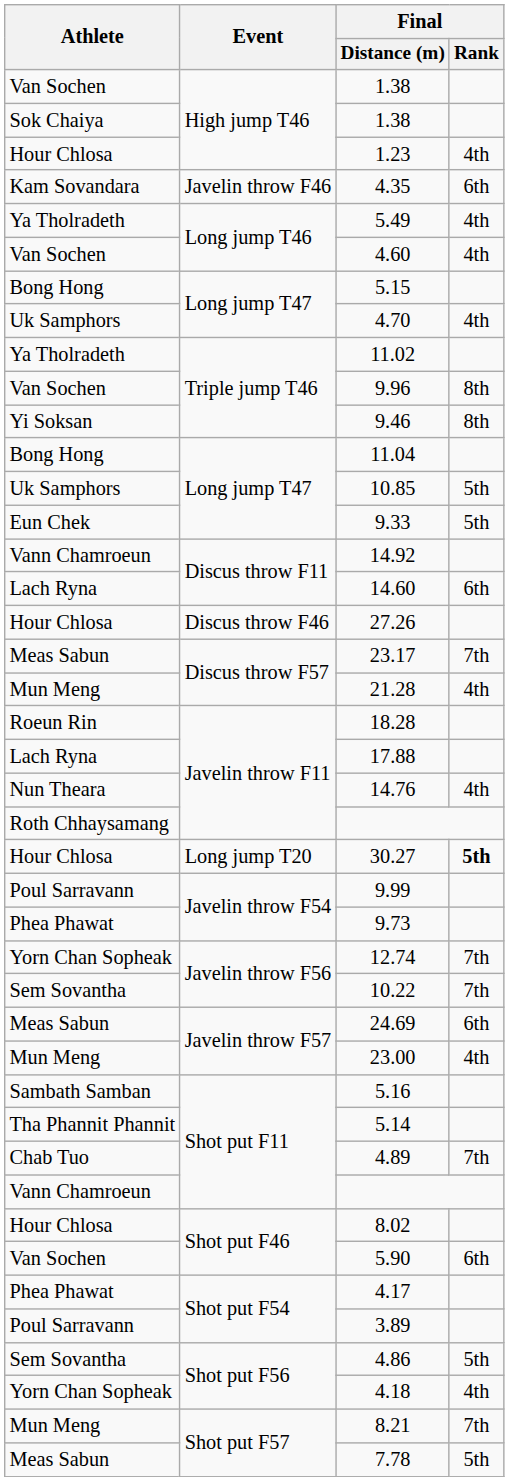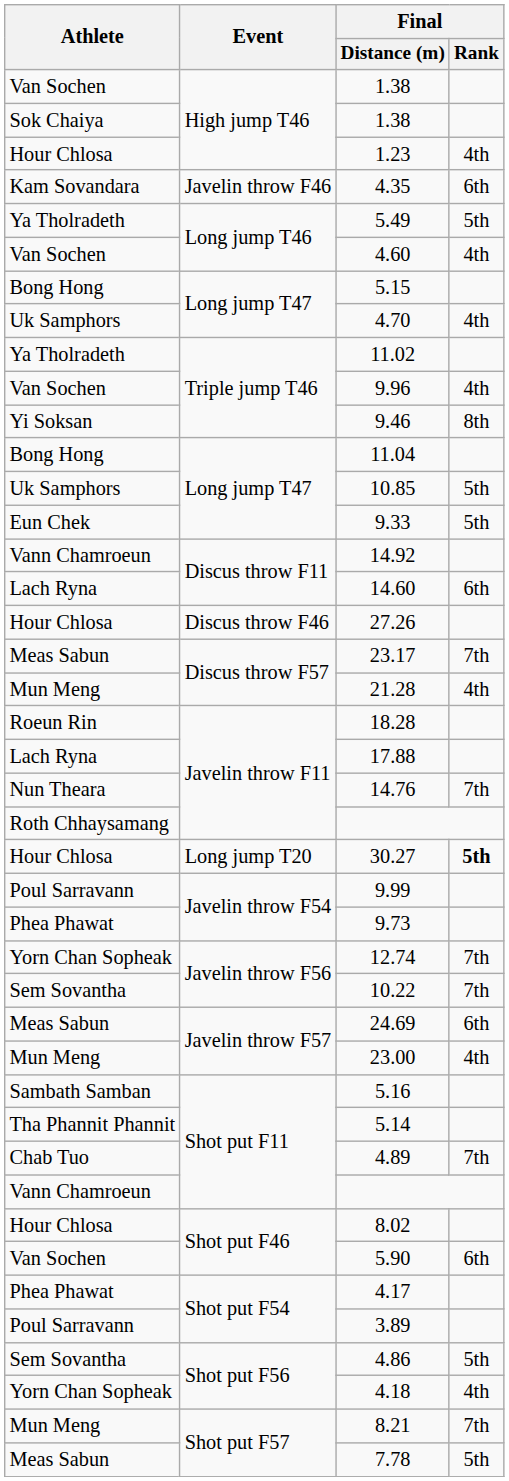(476, 220) 4th -> (476, 220) 5th
(476, 388) 8th -> (476, 388) 4th
(476, 790) 4th -> (476, 790) 7th
